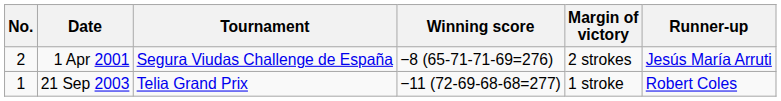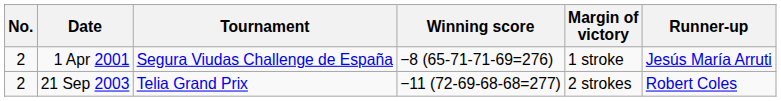(600, 59) 2 strokes -> (596, 59) 1 stroke
(21, 84) 1 -> (21, 84) 2
(596, 84) 1 stroke -> (600, 84) 2 strokes
